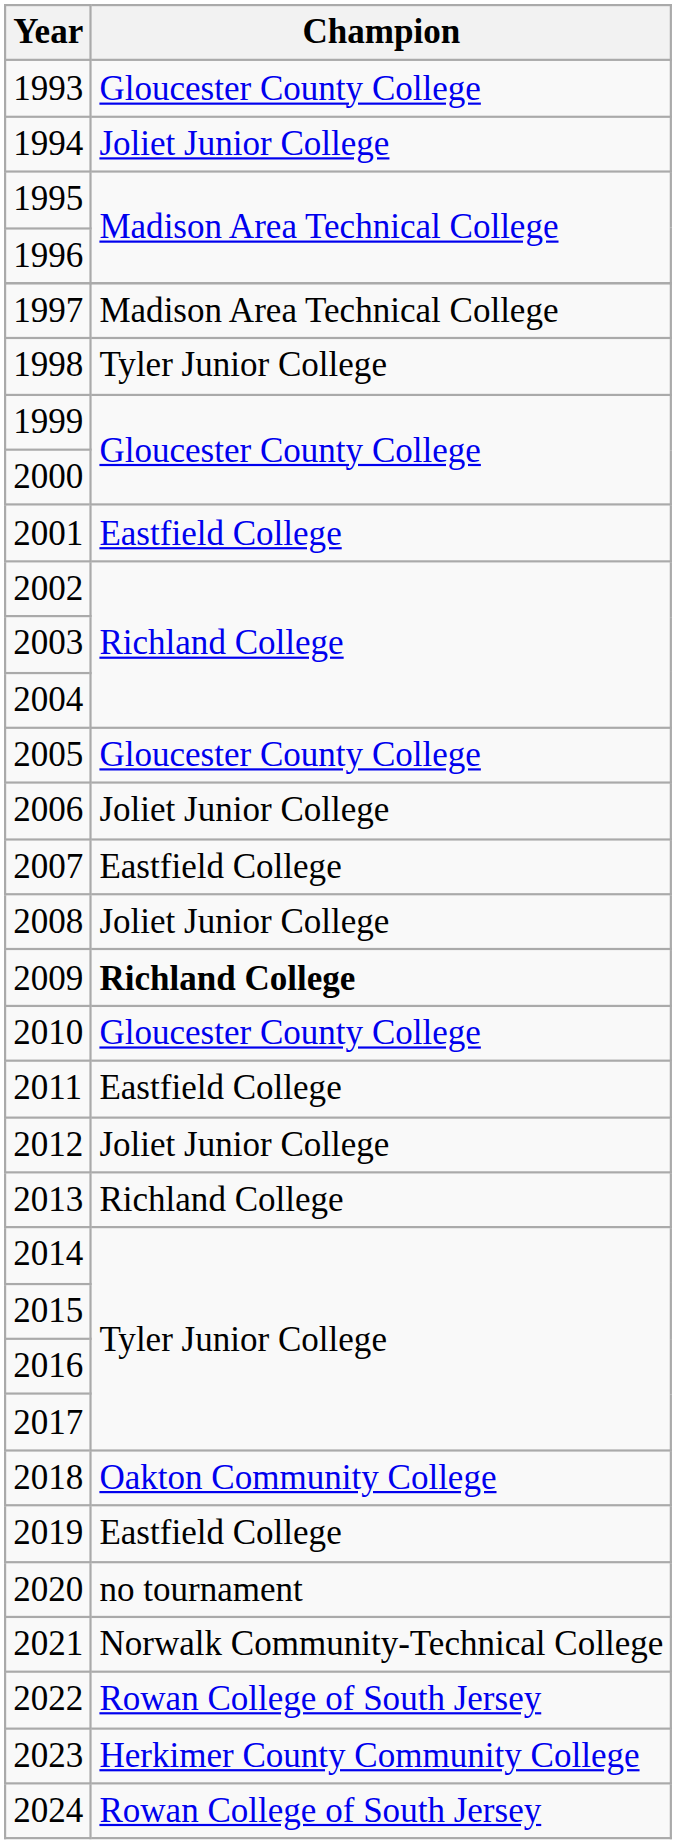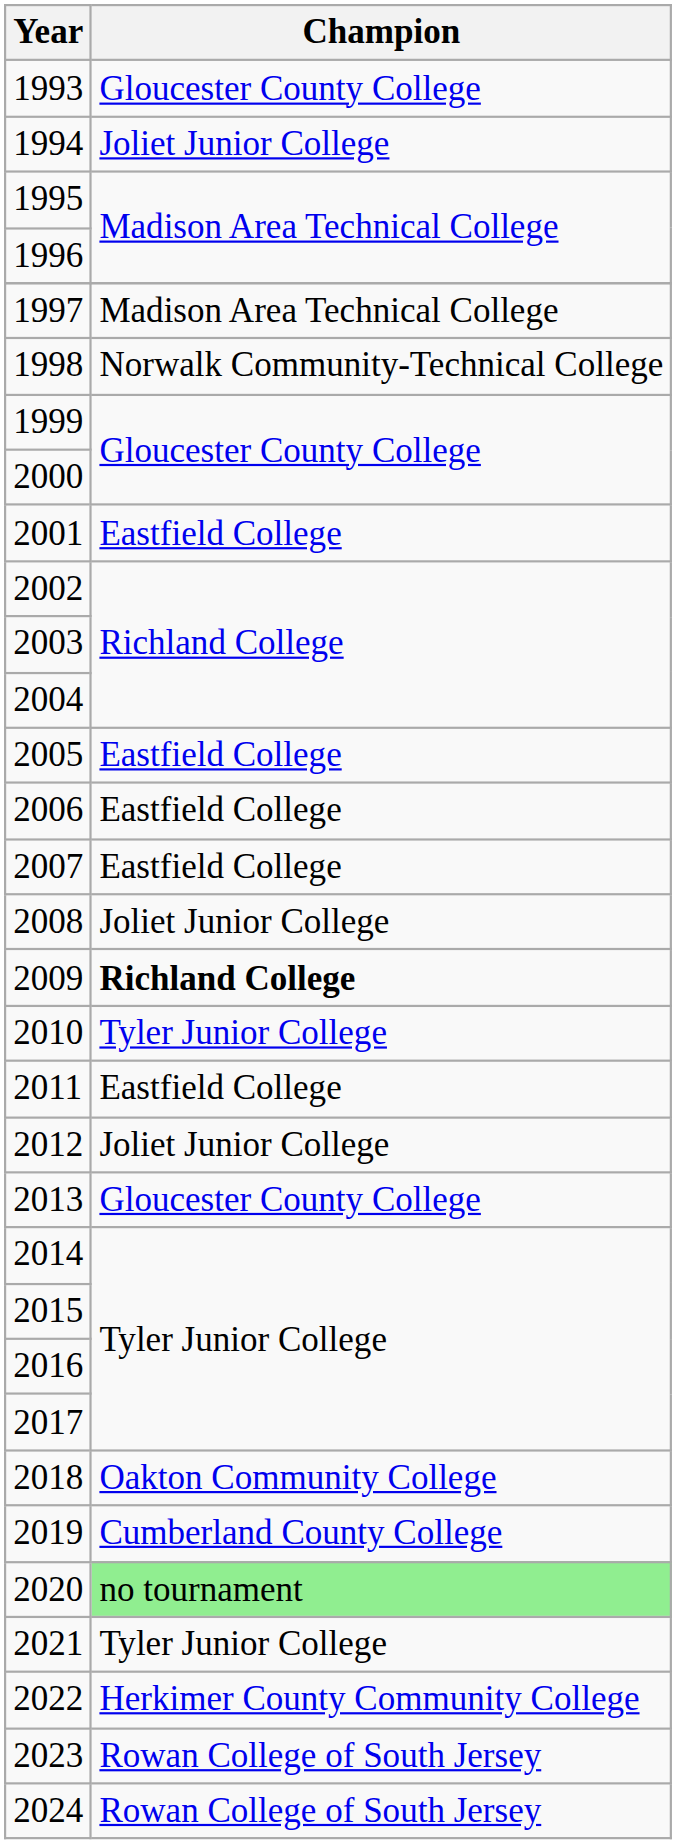(243, 365) Tyler Junior College -> (381, 365) Norwalk Community-Technical College
(290, 754) Gloucester County College -> (221, 754) Eastfield College
(244, 810) Joliet Junior College -> (221, 810) Eastfield College
(290, 1032) Gloucester County College -> (243, 1032) Tyler Junior College
(222, 1199) Richland College -> (290, 1199) Gloucester County College
(221, 1532) Eastfield College -> (301, 1532) Cumberland County College
(201, 1588) no background -> (201, 1588) lightgreen background
(381, 1643) Norwalk Community-Technical College -> (243, 1643) Tyler Junior College
(320, 1699) Rowan College of South Jersey -> (369, 1699) Herkimer County Community College
(369, 1754) Herkimer County Community College -> (320, 1754) Rowan College of South Jersey
